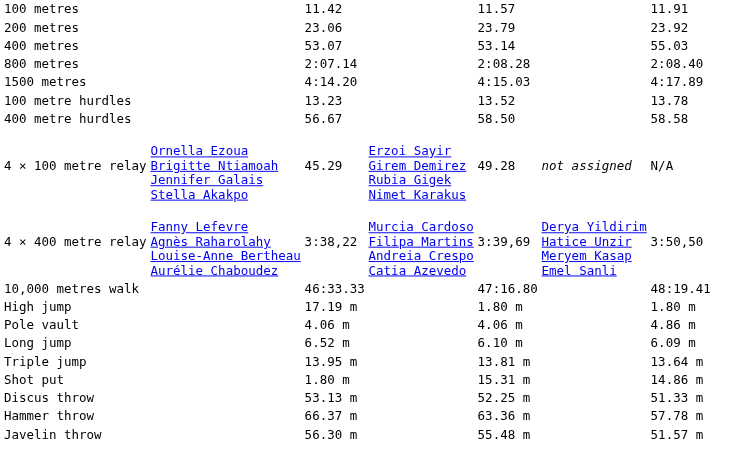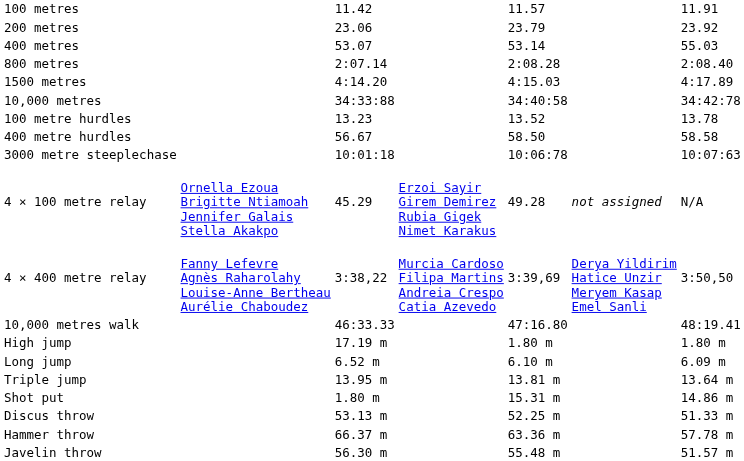+ row: (53, 100)
+ row: (90, 155)
- row: (41, 325)
